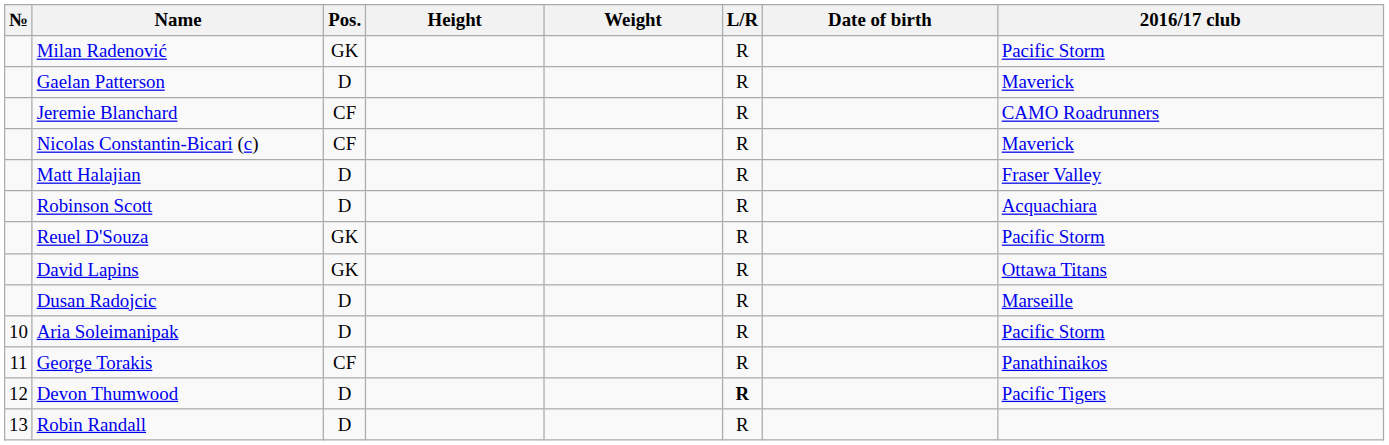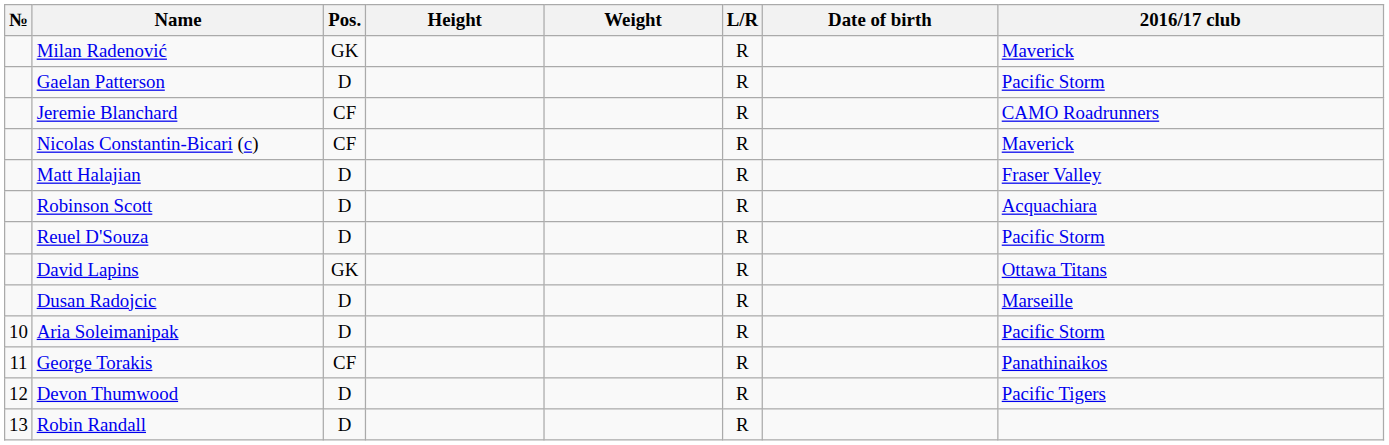(1053, 51) Pacific Storm -> (1038, 51) Maverick
(1038, 82) Maverick -> (1053, 82) Pacific Storm
(345, 237) GK -> (345, 237) D
(742, 393) bold -> (742, 393) normal
